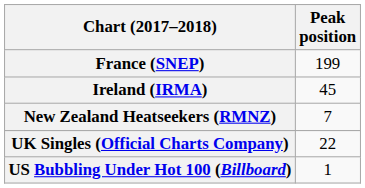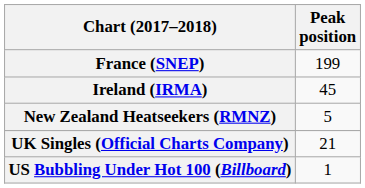(328, 116) 7 -> (328, 116) 5
(328, 143) 22 -> (328, 143) 21
